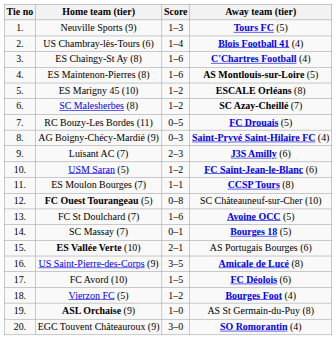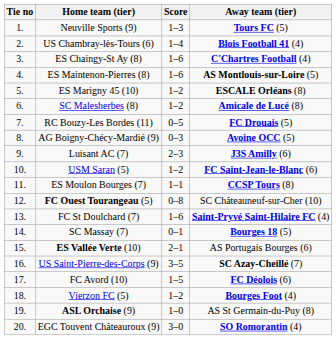(261, 106) SC Azay-Cheillé (7) -> (261, 106) Amicale de Lucé (8)
(261, 138) Saint-Pryvé Saint-Hilaire FC (4) -> (261, 138) Avoine OCC (5)
(261, 216) Avoine OCC (5) -> (261, 216) Saint-Pryvé Saint-Hilaire FC (4)
(261, 264) Amicale de Lucé (8) -> (261, 264) SC Azay-Cheillé (7)
